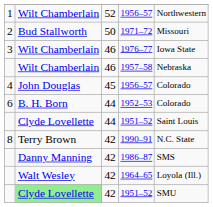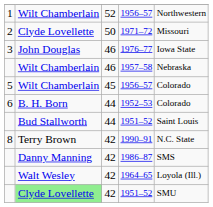(52, 31) Bud Stallworth -> (56, 31) Clyde Lovellette
(59, 49) Wilt Chamberlain -> (49, 49) John Douglas
(10, 85) 4 -> (10, 85) 5
(49, 85) John Douglas -> (59, 85) Wilt Chamberlain
(56, 121) Clyde Lovellette -> (52, 121) Bud Stallworth
